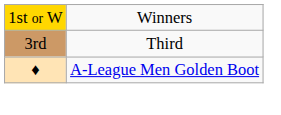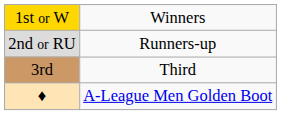+ row: (42, 43)
